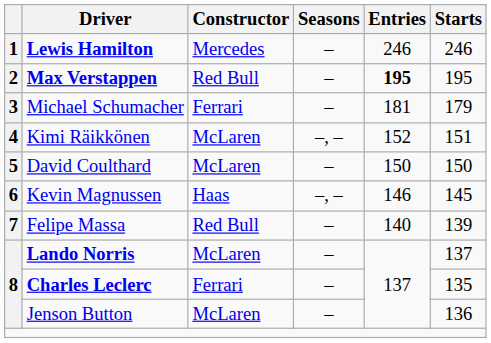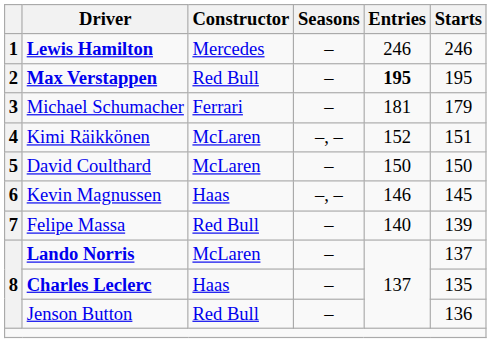(218, 284) Ferrari -> (211, 284) Haas
(226, 313) McLaren -> (226, 313) Red Bull
